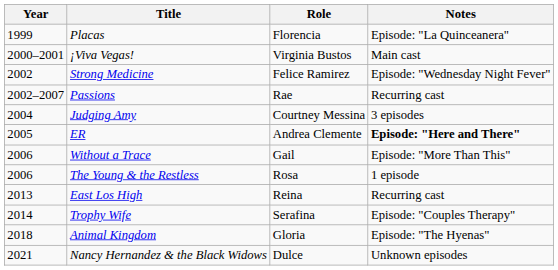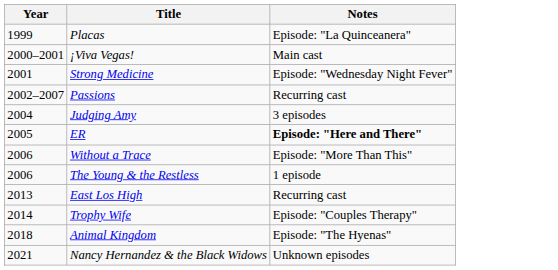- column: (319, 14)
(20, 74) 2002 -> (20, 74) 2001
